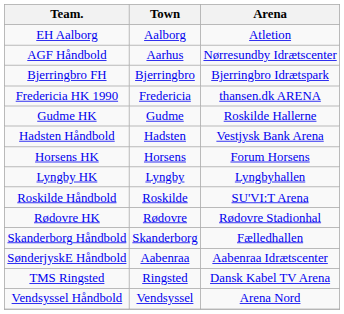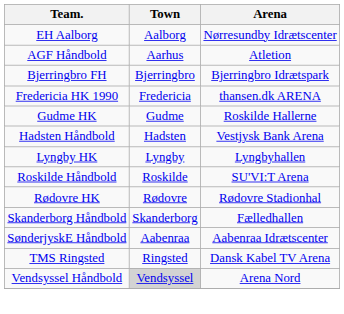(270, 34) Atletion -> (270, 34) Nørresundby Idrætscenter
(270, 55) Nørresundby Idrætscenter -> (270, 55) Atletion
- row: (67, 156)
(165, 298) no background -> (165, 278) lightgrey background
